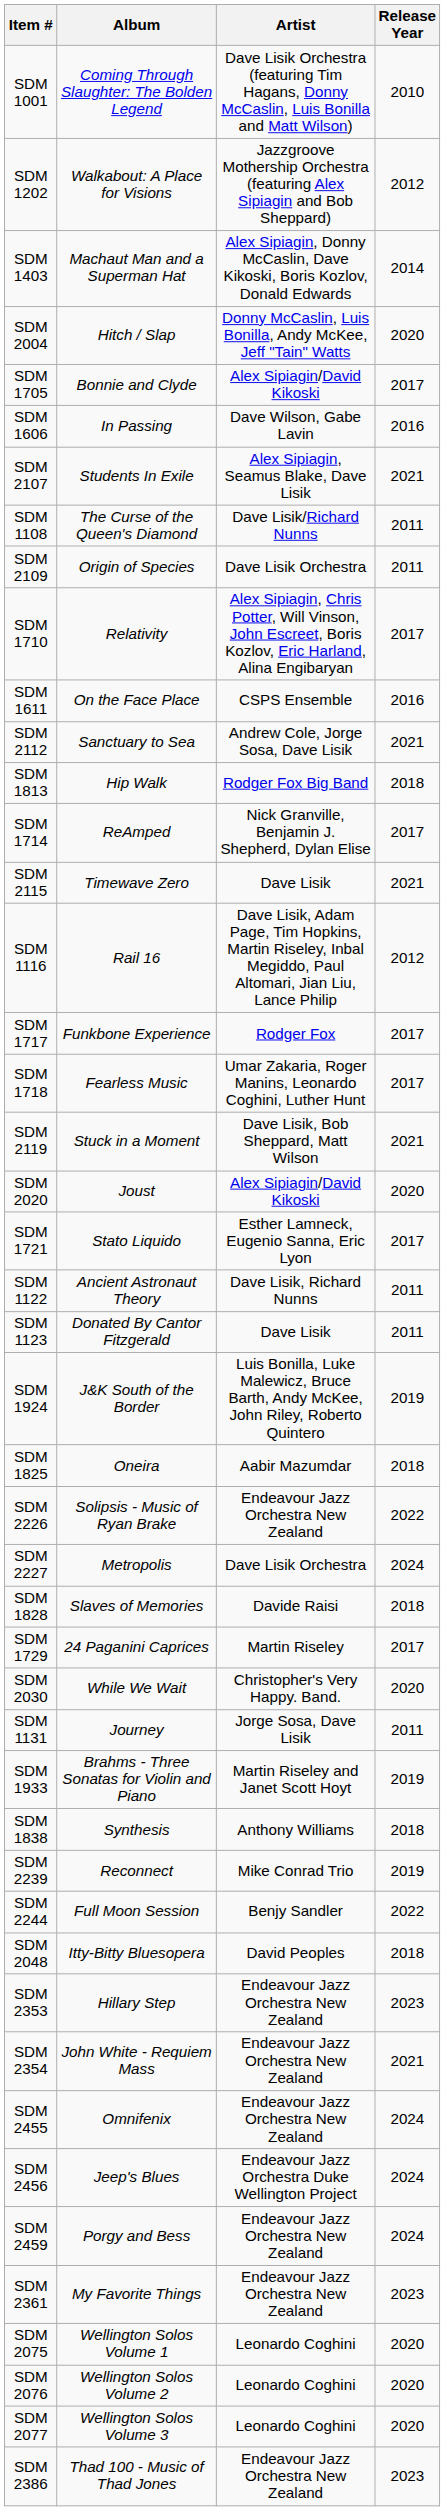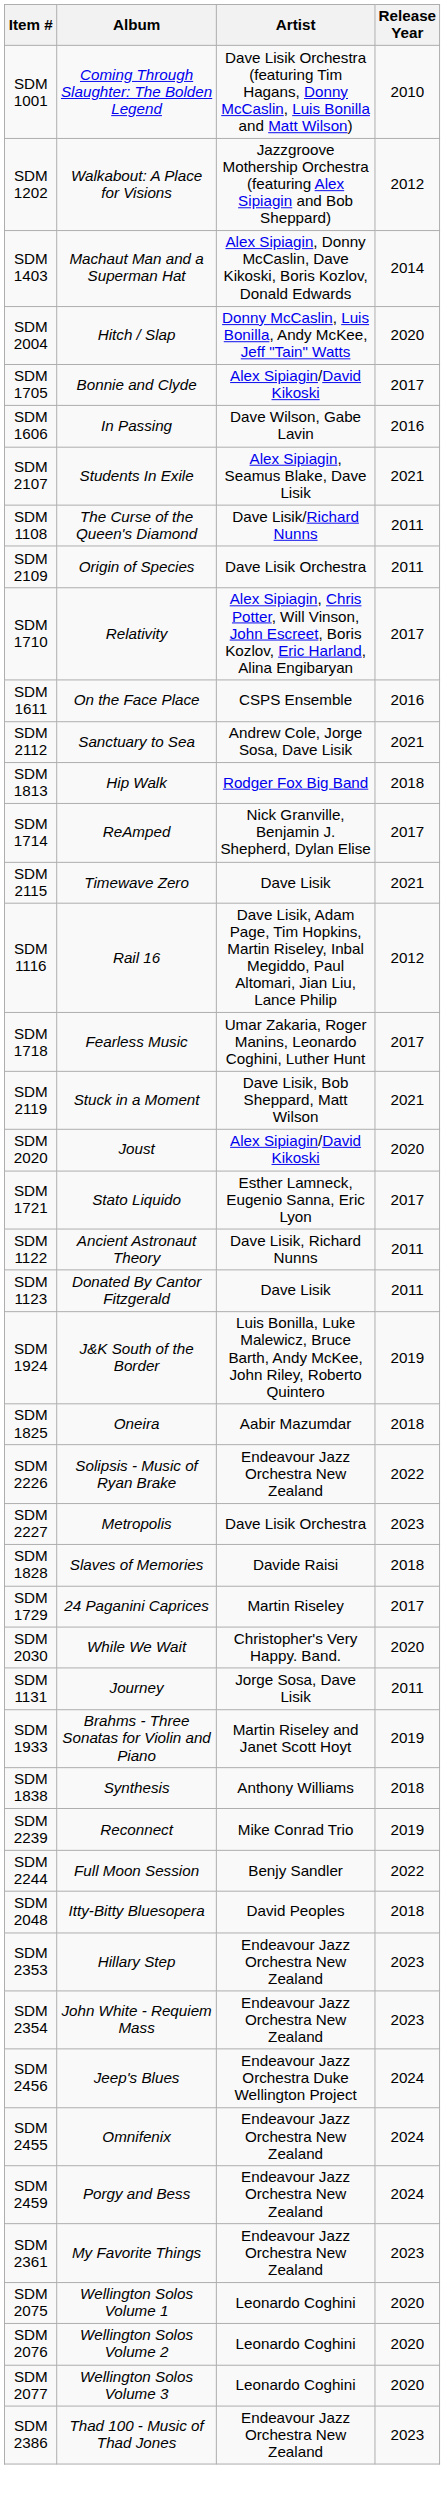- row: (31, 1033)
(407, 1565) 2024 -> (407, 1523) 2023
(407, 2061) 2021 -> (407, 2019) 2023
rows swapped: (31, 2119) <-> (31, 2177)
